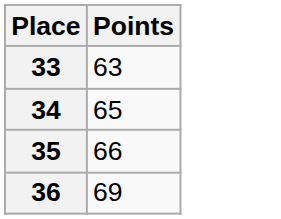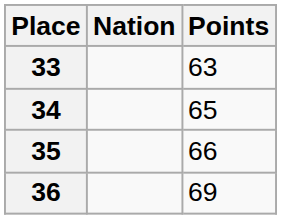+ column: (134, 25)
